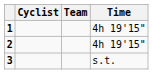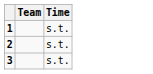- column: (38, 12)
(119, 29) 4h 19'15" -> (58, 29) s.t.
(119, 45) 4h 19'15" -> (58, 45) s.t.
